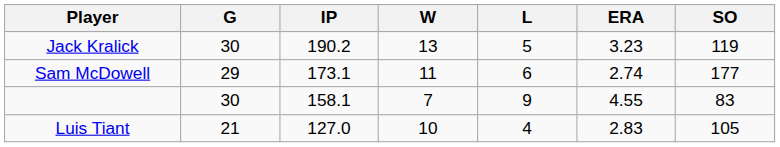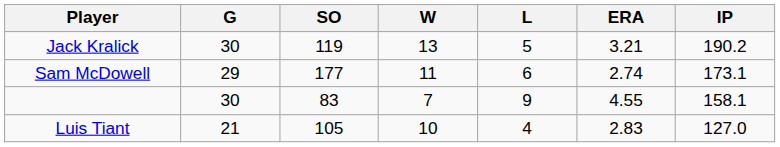columns swapped: (329, 18) <-> (725, 18)
(626, 45) 3.23 -> (626, 45) 3.21
